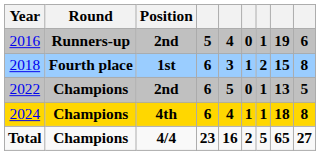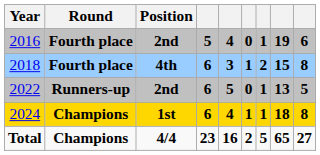(91, 41) Runners-up -> (91, 41) Fourth place
(166, 65) 1st -> (166, 65) 4th
(91, 89) Champions -> (91, 89) Runners-up
(166, 114) 4th -> (166, 114) 1st
